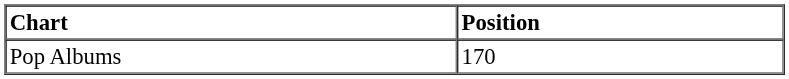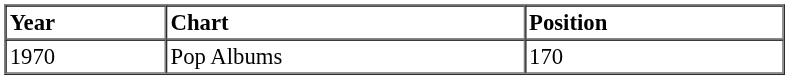+ column: (32, 22)
